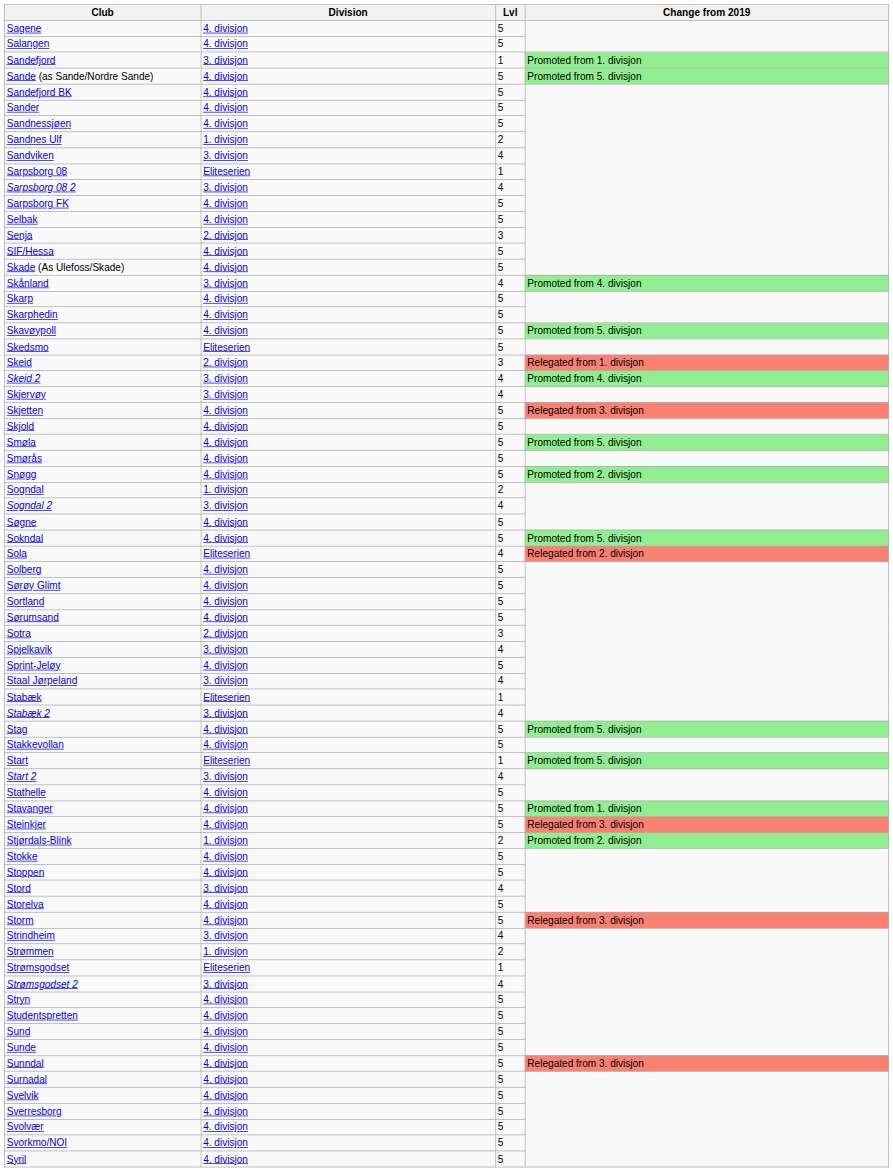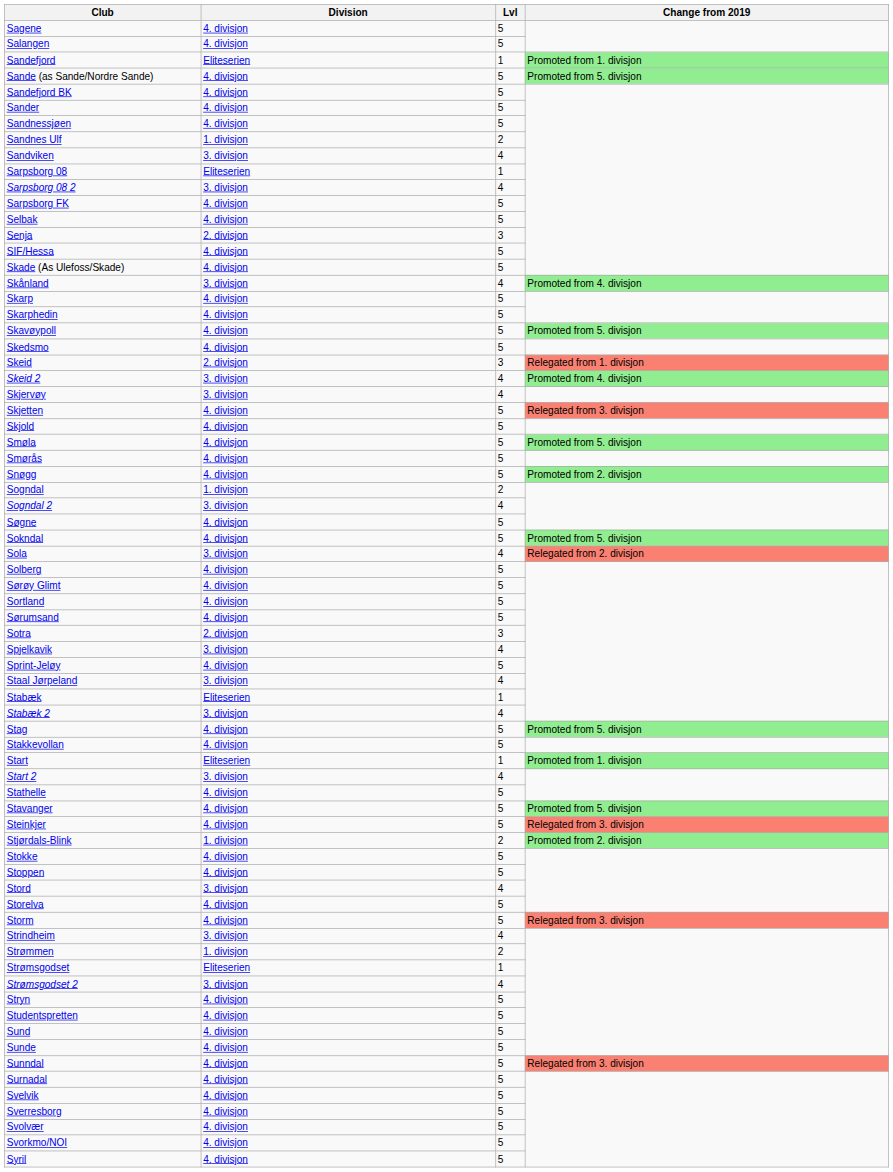(226, 60) 3. divisjon -> (227, 60) Eliteserien
(227, 347) Eliteserien -> (226, 347) 4. divisjon
(227, 554) Eliteserien -> (226, 554) 3. divisjon
(584, 761) Promoted from 5. divisjon -> (584, 761) Promoted from 1. divisjon
(584, 809) Promoted from 1. divisjon -> (584, 809) Promoted from 5. divisjon
